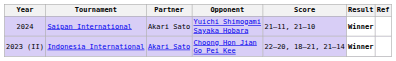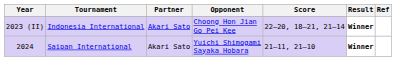rows swapped: (25, 46) <-> (25, 26)
